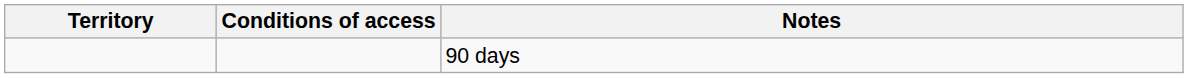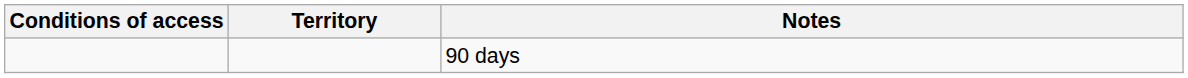columns swapped: (111, 21) <-> (329, 21)
